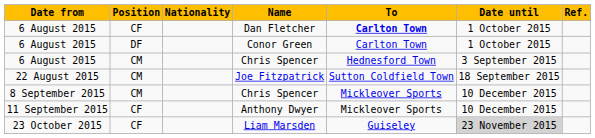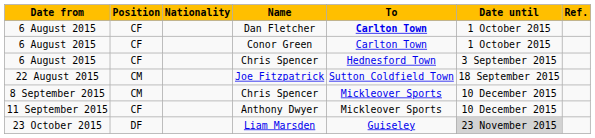(136, 45) DF -> (136, 45) CF
(136, 61) CM -> (136, 61) CF
(136, 125) CF -> (136, 125) DF
